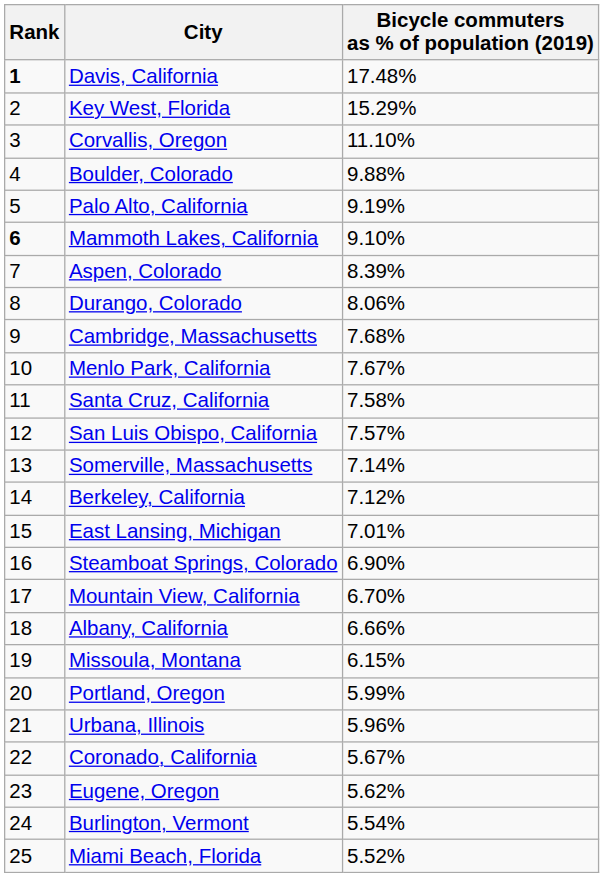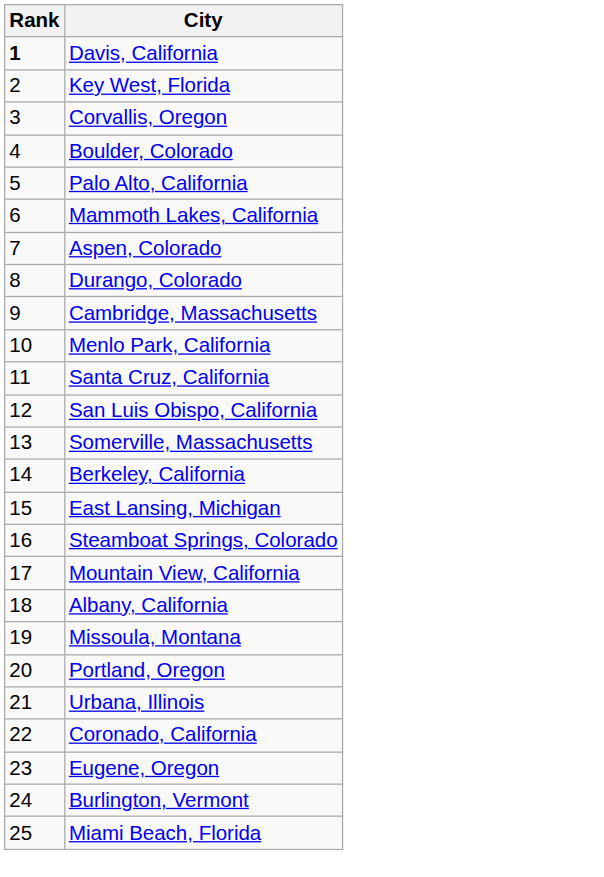- column: (470, 32)
(15, 238) bold -> (15, 215) normal
